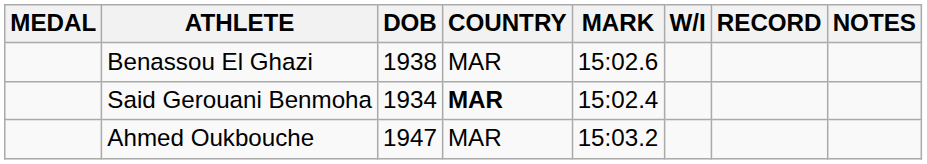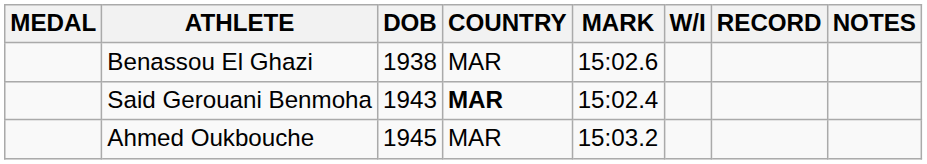(410, 100) 1934 -> (410, 100) 1943
(410, 138) 1947 -> (410, 138) 1945
